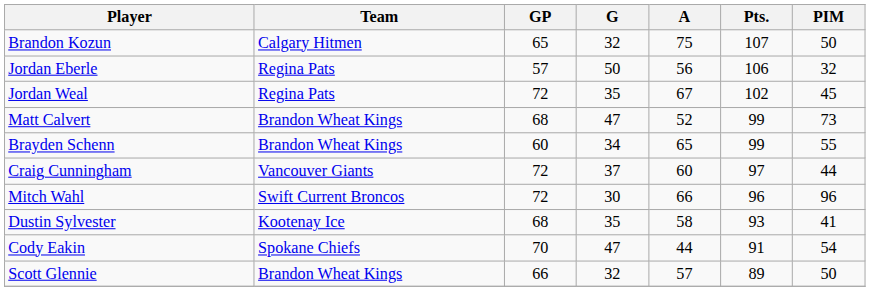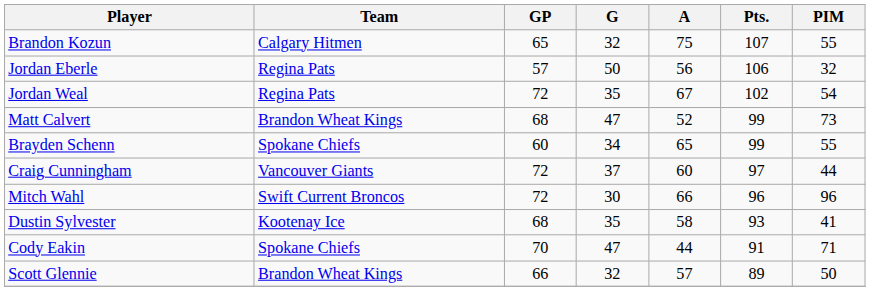(829, 42) 50 -> (829, 42) 55
(829, 94) 45 -> (829, 94) 54
(330, 145) Brandon Wheat Kings -> (309, 145) Spokane Chiefs
(829, 247) 54 -> (829, 247) 71
